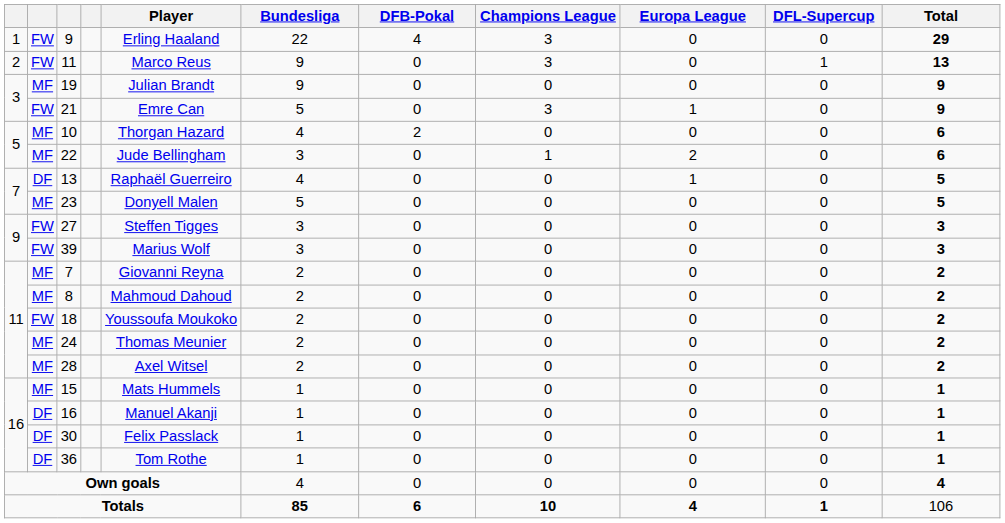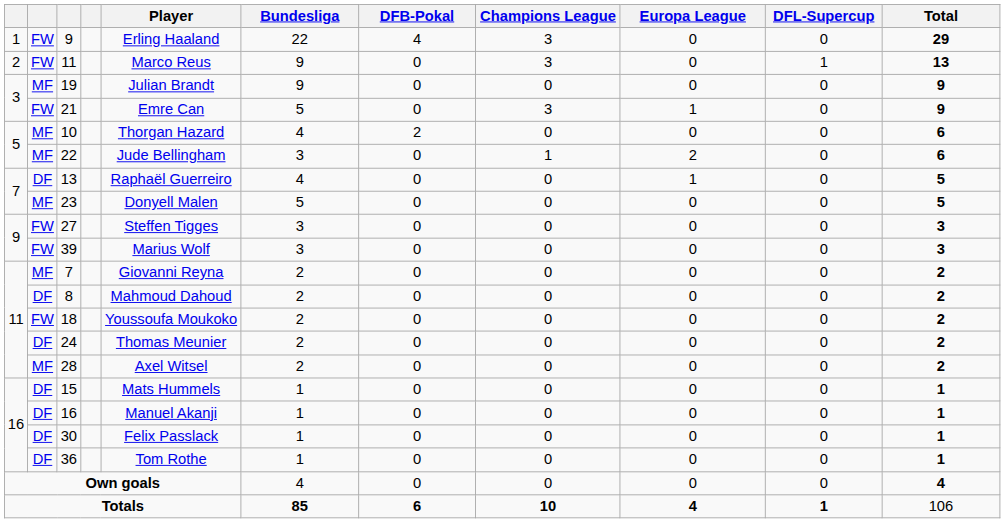(42, 296) MF -> (42, 296) DF
(42, 343) MF -> (42, 343) DF
(42, 389) MF -> (42, 389) DF
